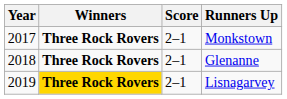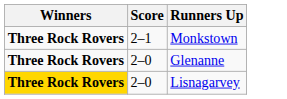- column: (22, 15)
(176, 60) 2–1 -> (141, 60) 2–0
(176, 82) 2–1 -> (141, 82) 2–0
